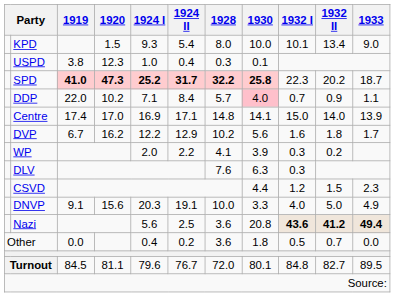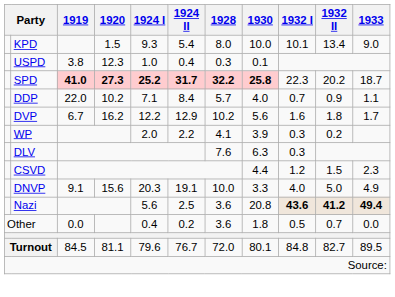(113, 80) 47.3 -> (113, 80) 27.3
(260, 98) pink background -> (260, 98) no background
- row: (30, 116)
